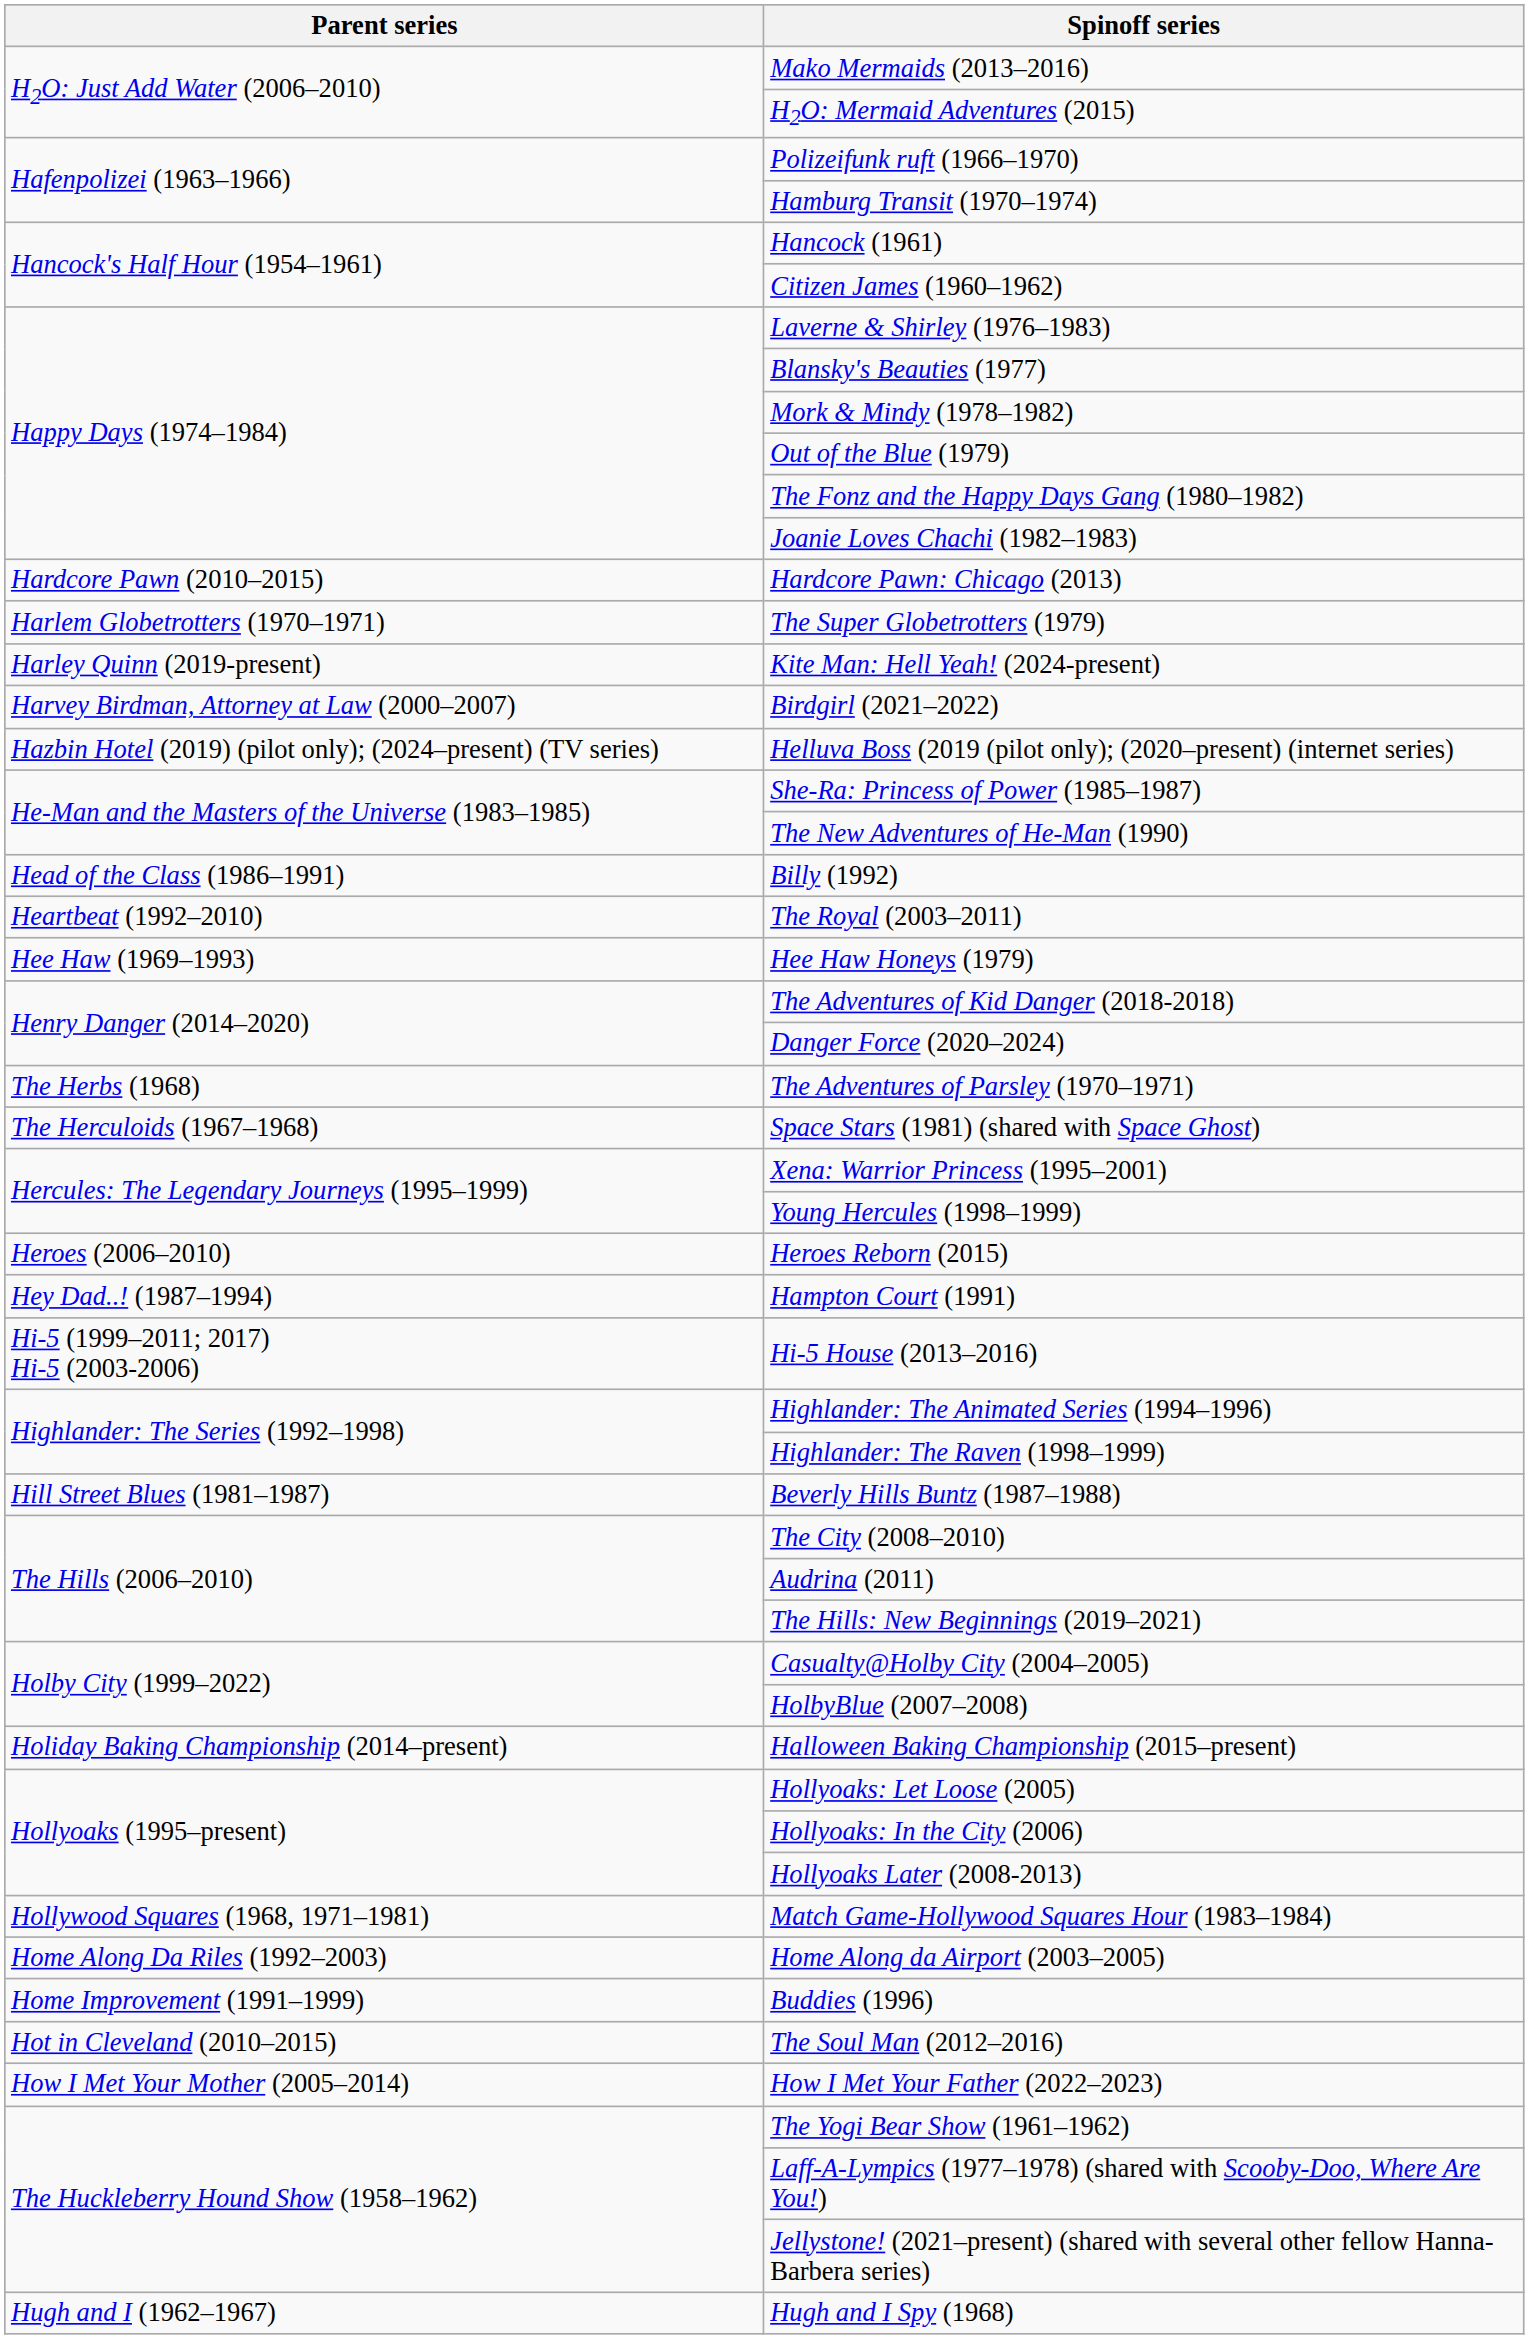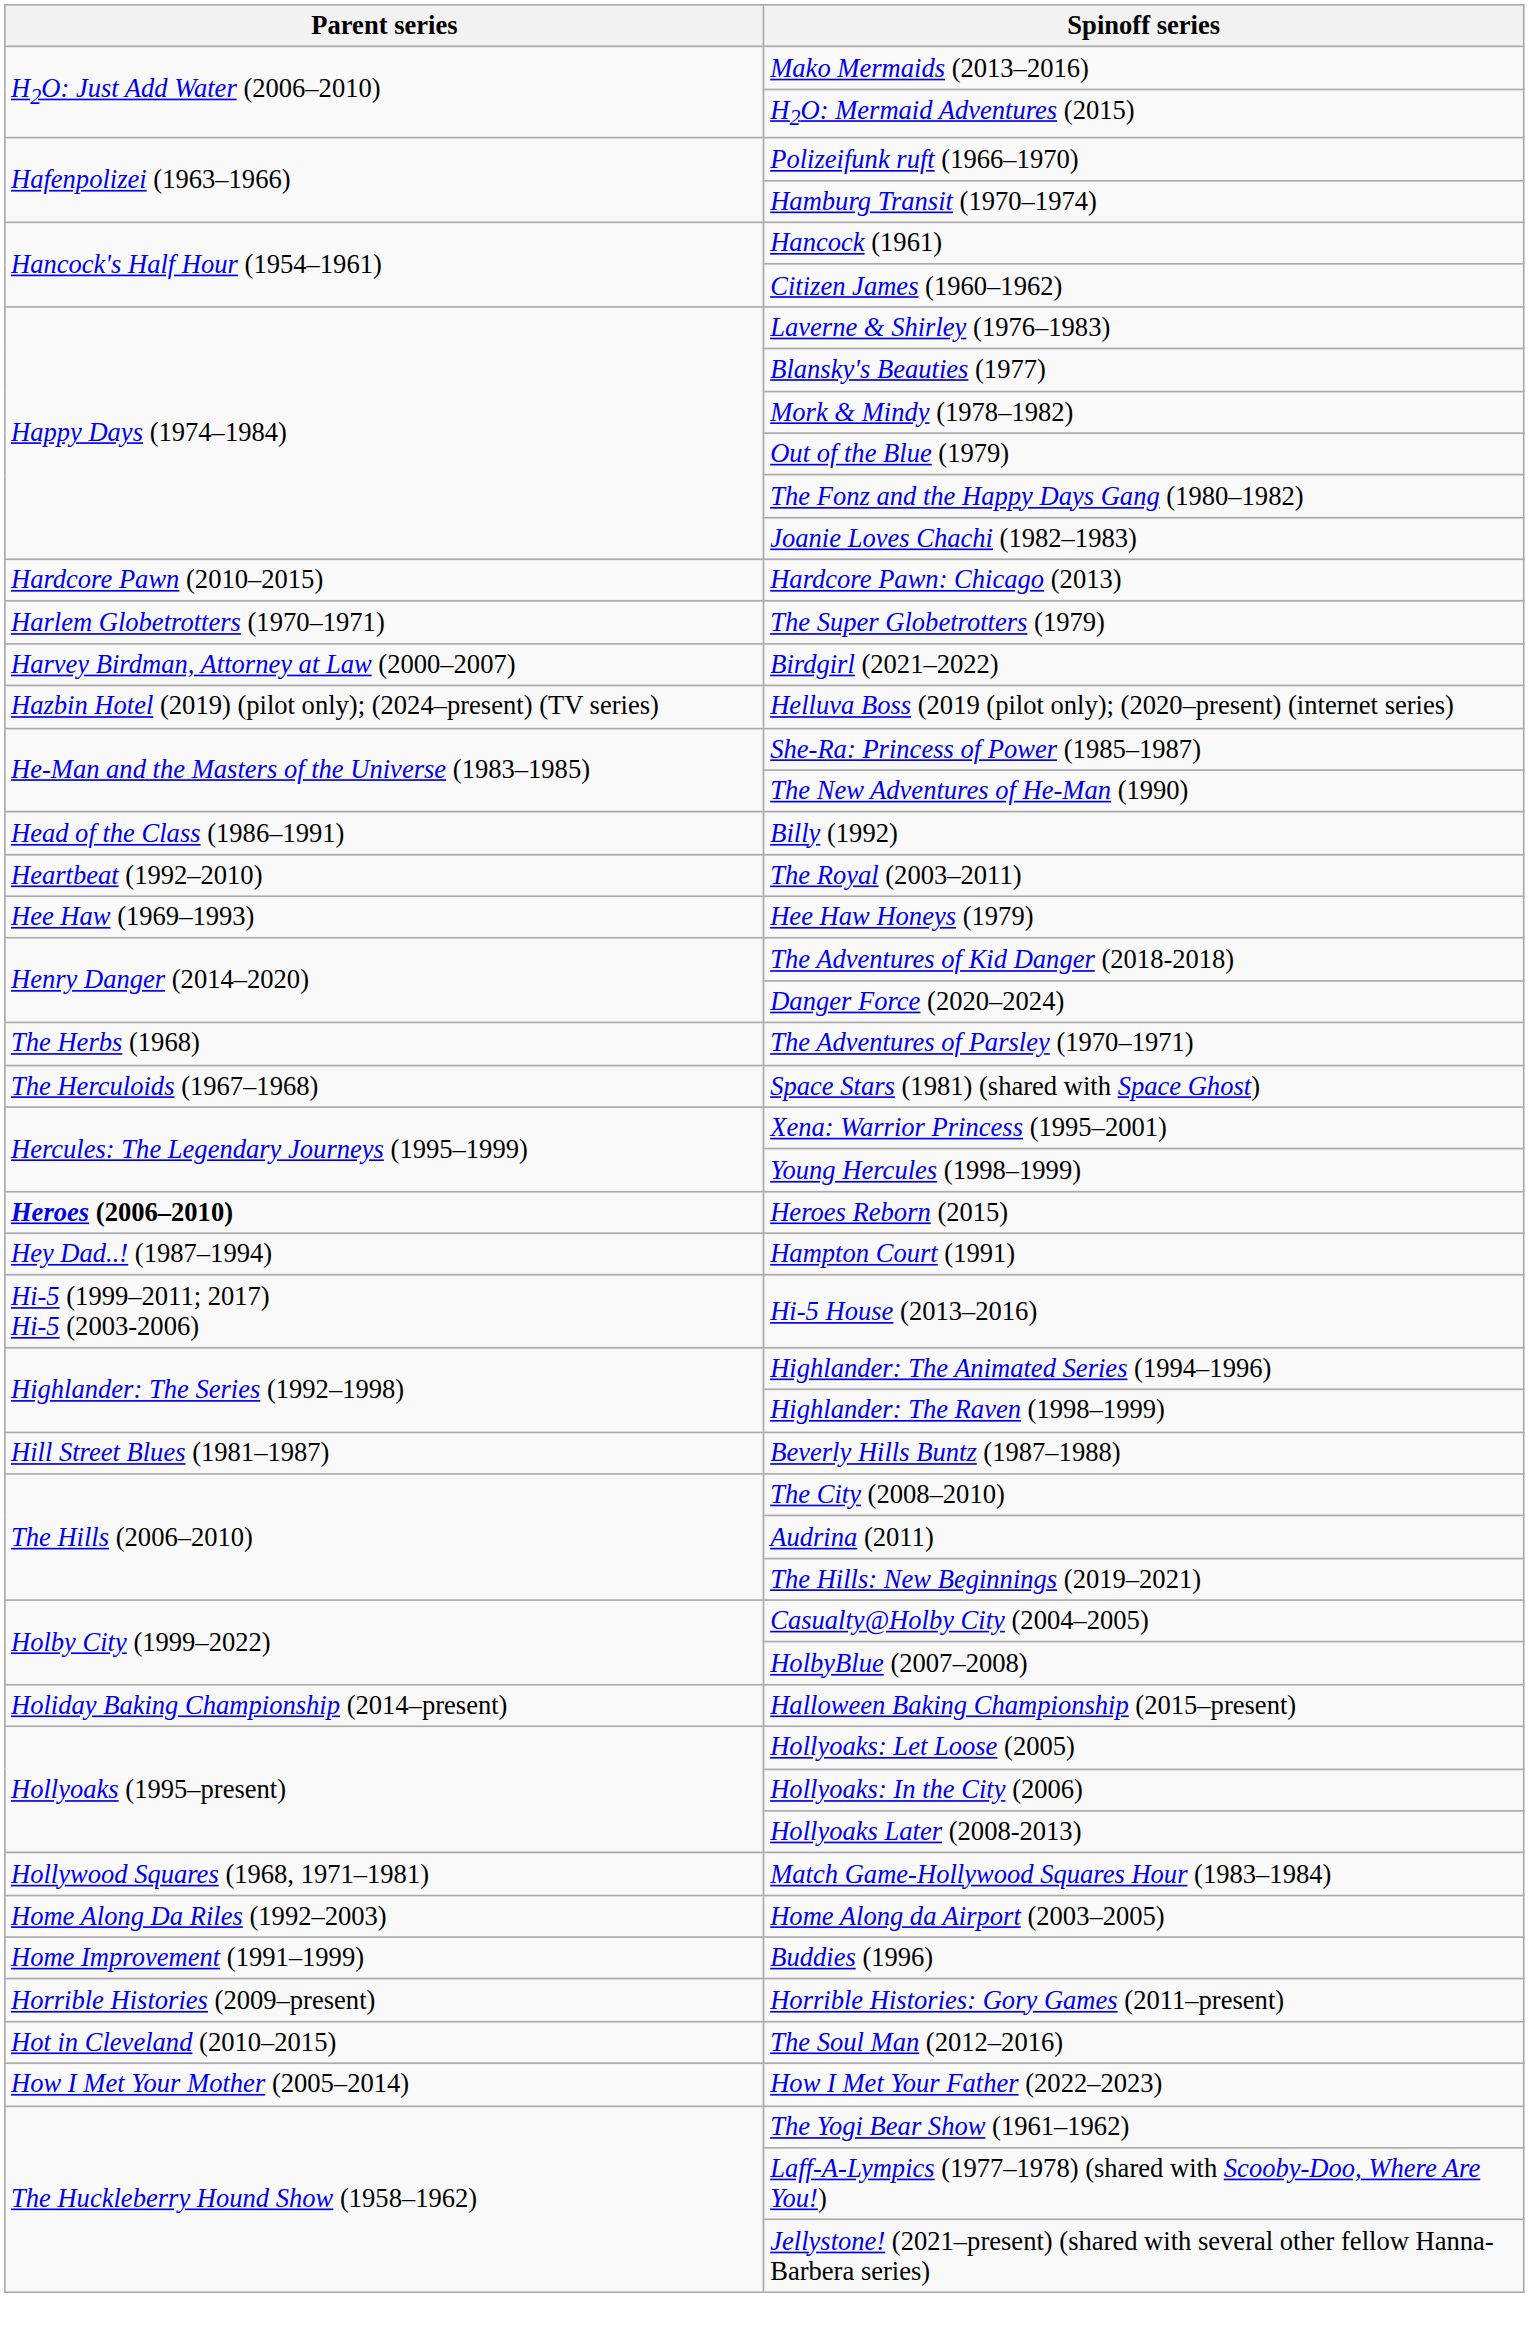- row: (965, 664)
(121, 1254) normal -> (122, 1211) bold
+ row: (1027, 2000)
- row: (892, 2312)
